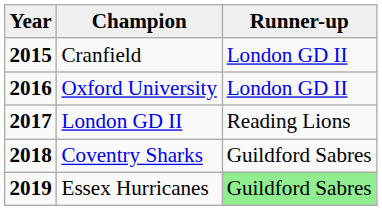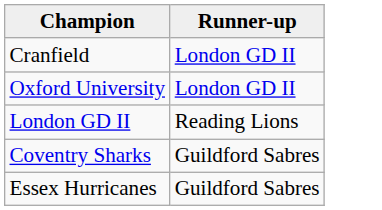- column: (31, 21)
(299, 188) lightgreen background -> (247, 188) no background
